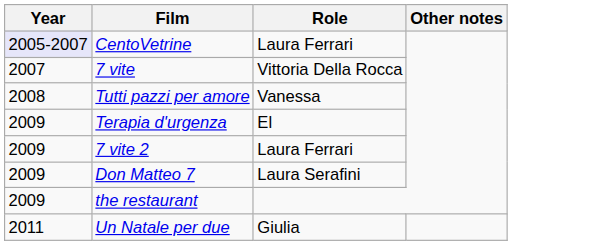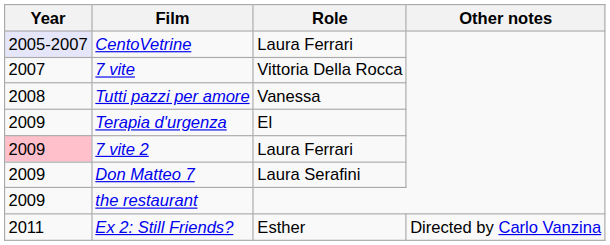(27, 149) no background -> (27, 149) pink background
+ row: (164, 227)
- row: (163, 227)
